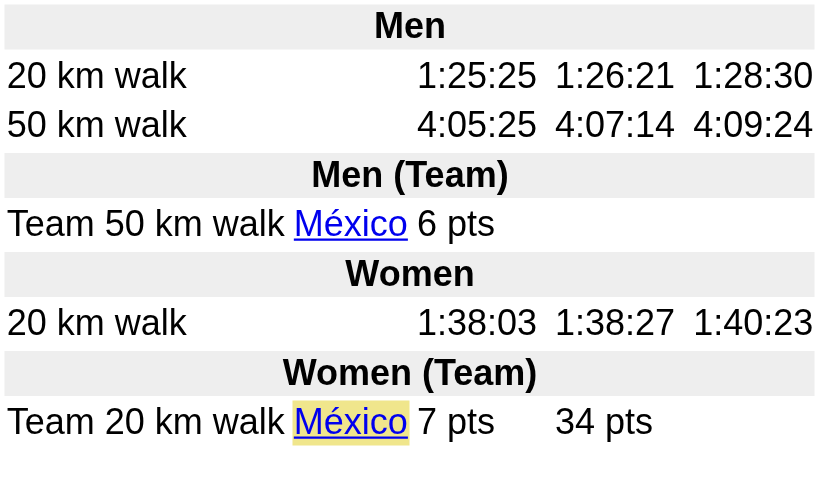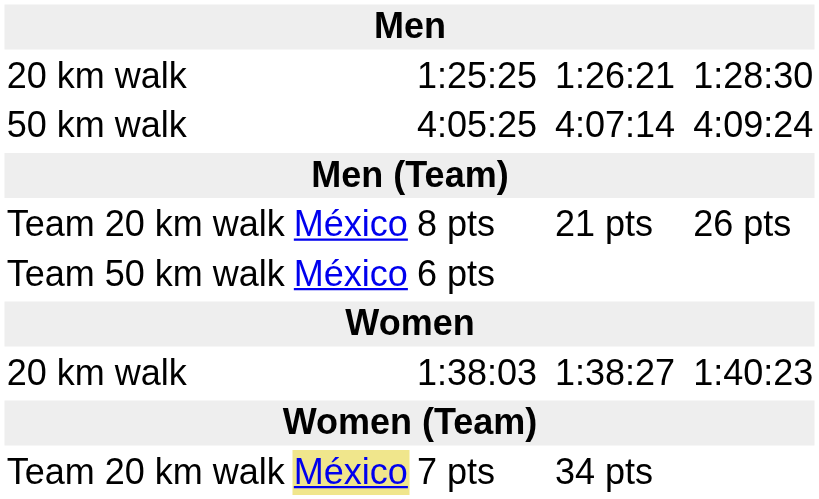+ row: (456, 224)
